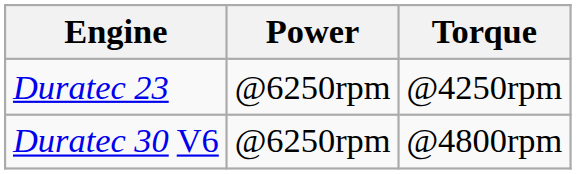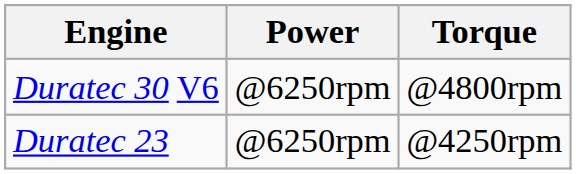rows swapped: (91, 86) <-> (116, 140)
